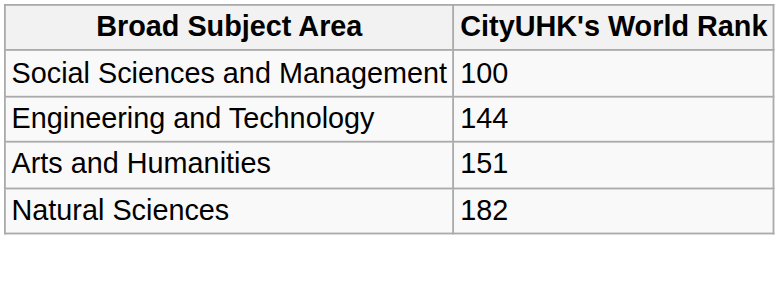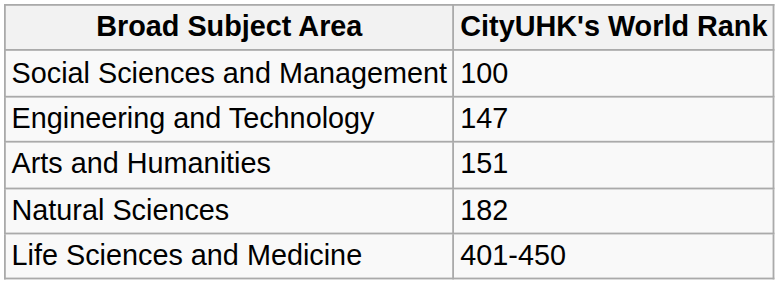(484, 118) 144 -> (484, 118) 147
+ row: (187, 255)
